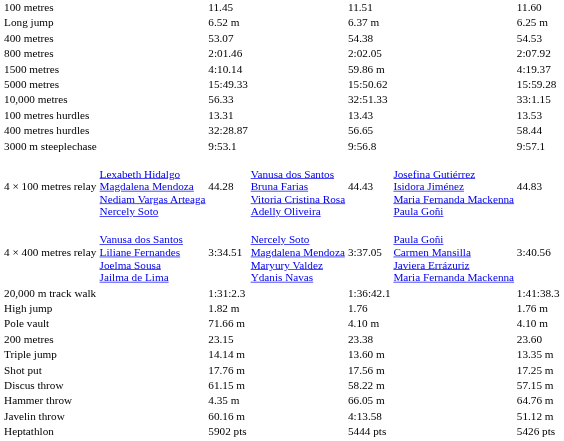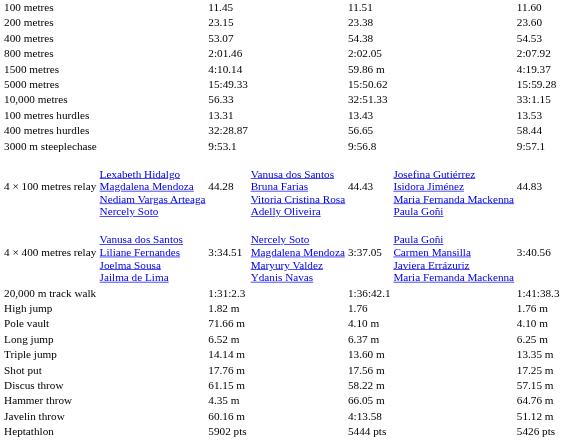rows swapped: (29, 339) <-> (29, 22)
